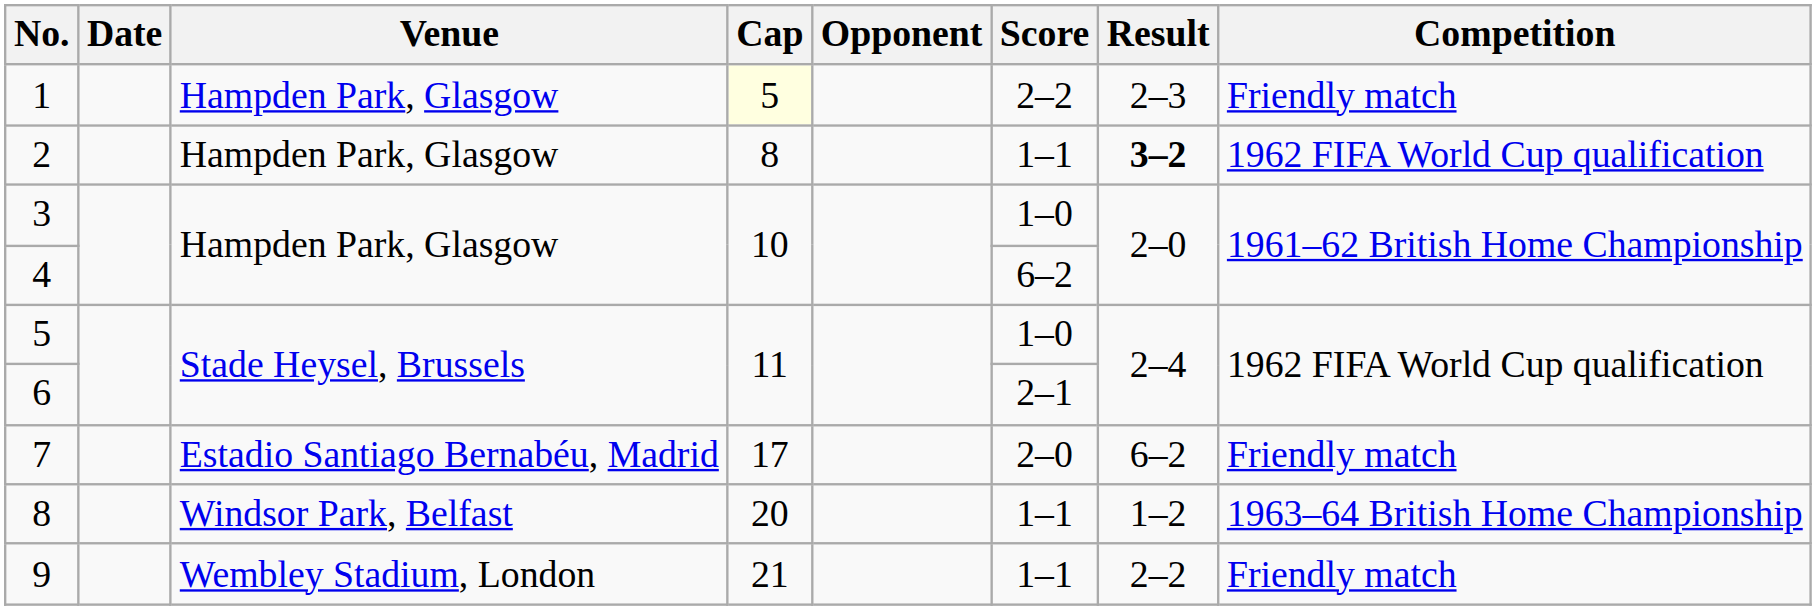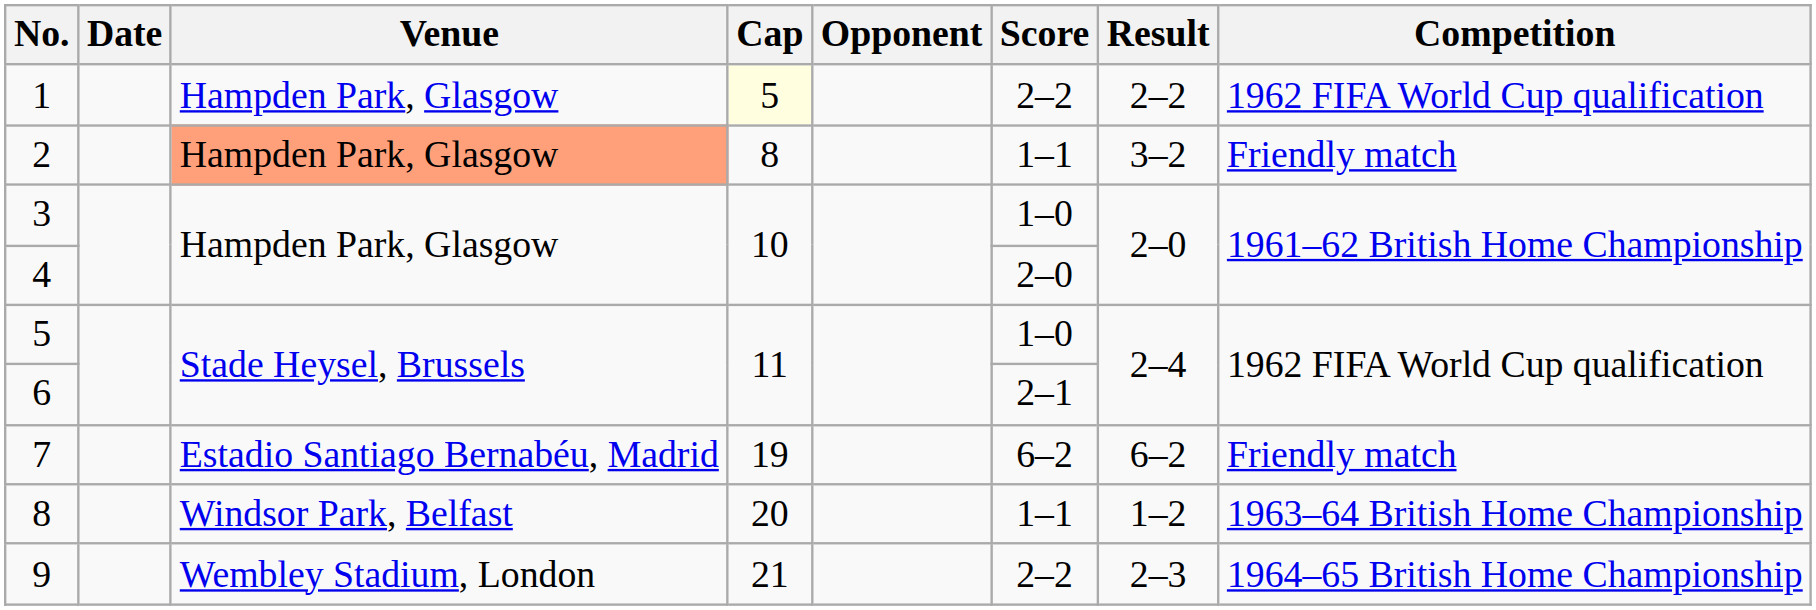(1158, 94) 2–3 -> (1158, 94) 2–2
(1342, 94) Friendly match -> (1495, 94) 1962 FIFA World Cup qualification
(369, 154) no background -> (369, 154) lightsalmon background
(1158, 154) bold -> (1158, 154) normal
(1495, 154) 1962 FIFA World Cup qualification -> (1342, 154) Friendly match
(1045, 273) 6–2 -> (1045, 273) 2–0
(770, 453) 17 -> (770, 453) 19
(1045, 453) 2–0 -> (1045, 453) 6–2
(1045, 573) 1–1 -> (1045, 573) 2–2
(1158, 573) 2–2 -> (1158, 573) 2–3
(1342, 573) Friendly match -> (1515, 573) 1964–65 British Home Championship
